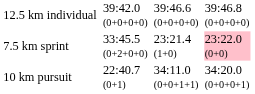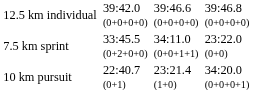(172, 46) 23:21.4 (1+0) -> (176, 46) 34:11.0 (0+0+1+1)
(223, 46) pink background -> (223, 46) no background
(176, 76) 34:11.0 (0+0+1+1) -> (172, 76) 23:21.4 (1+0)
